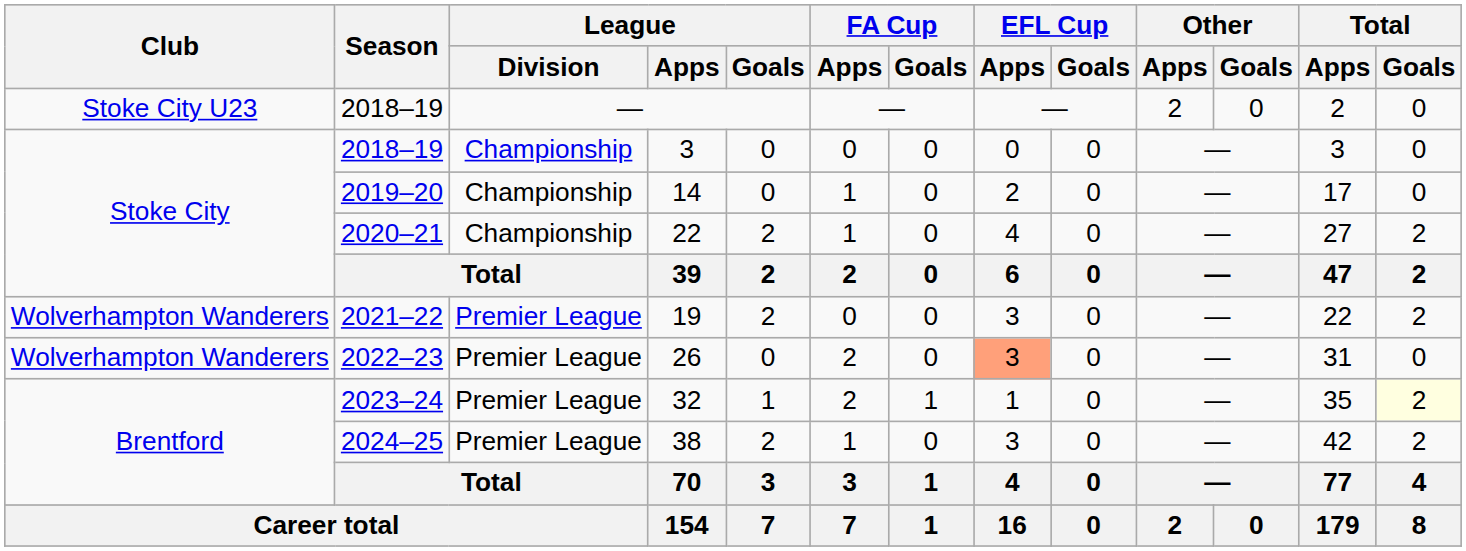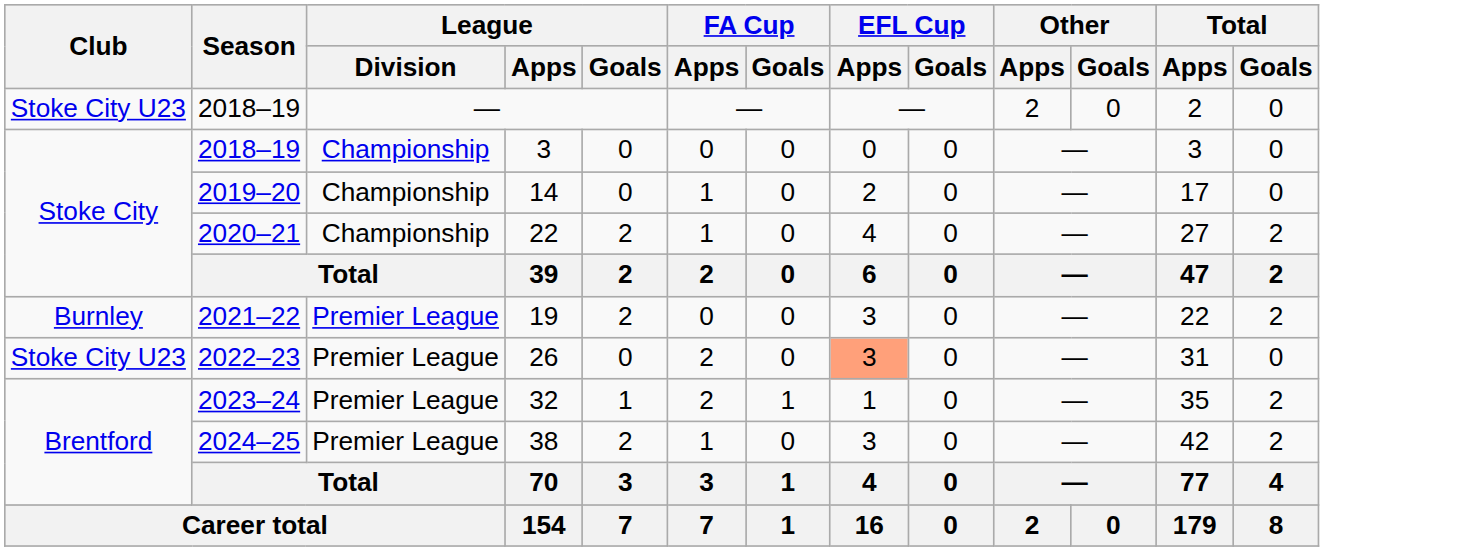(170, 316) Wolverhampton Wanderers -> (98, 316) Burnley
(170, 358) Wolverhampton Wanderers -> (98, 358) Stoke City U23
(1419, 399) lightyellow background -> (1276, 399) no background
